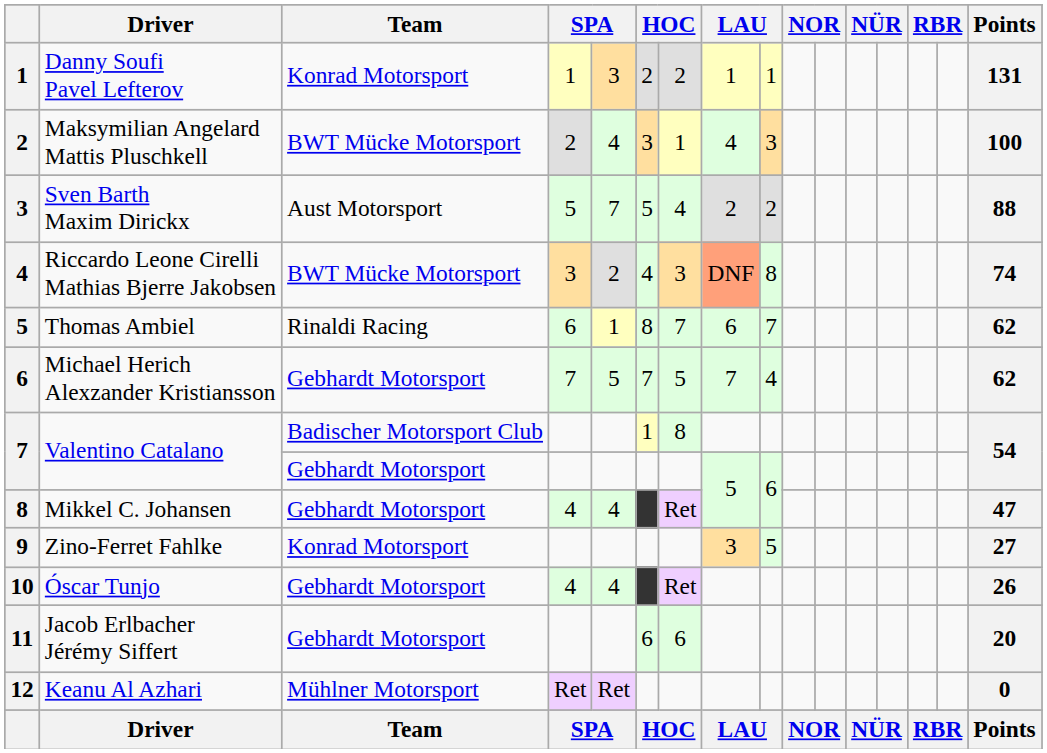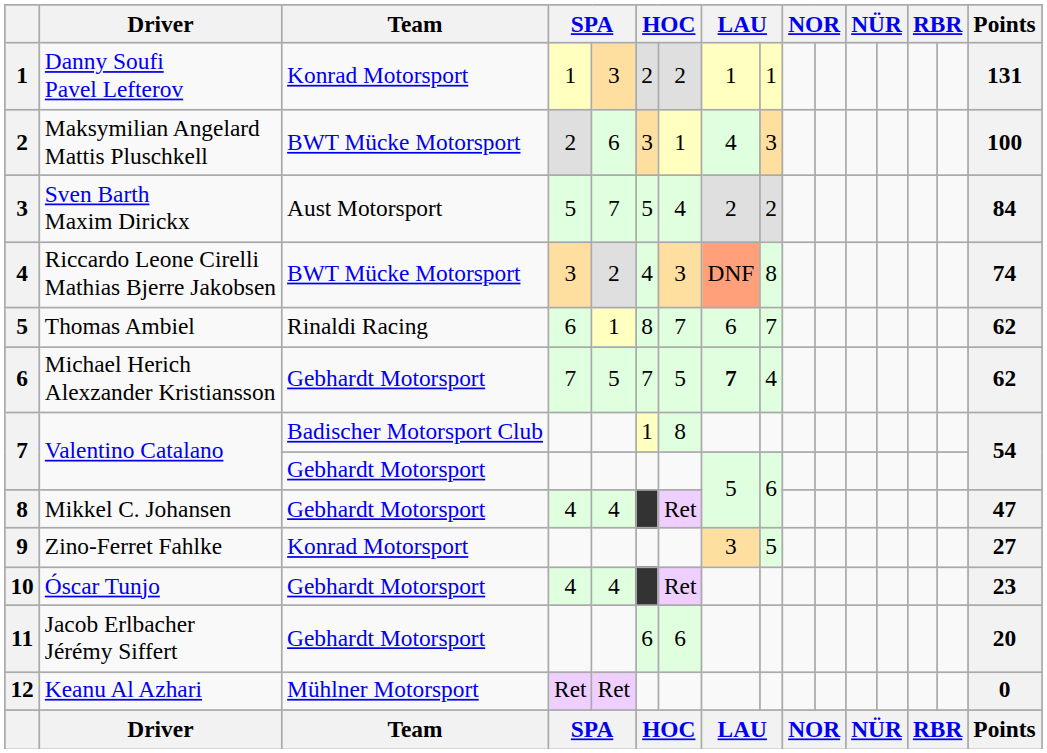(614, 141) 4 -> (614, 141) 6
(1005, 207) 88 -> (1005, 207) 84
(731, 378) normal -> (731, 378) bold
(1005, 585) 26 -> (1005, 585) 23
